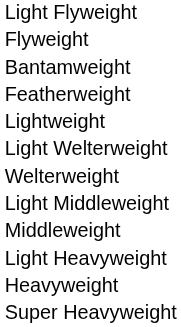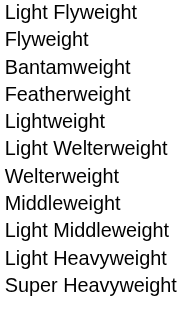rows swapped: (87, 203) <-> (63, 231)
- row: (62, 285)
